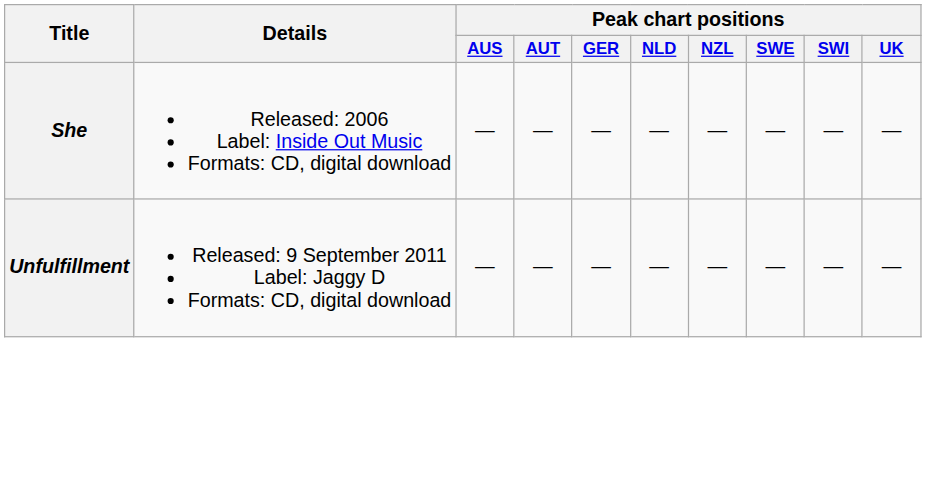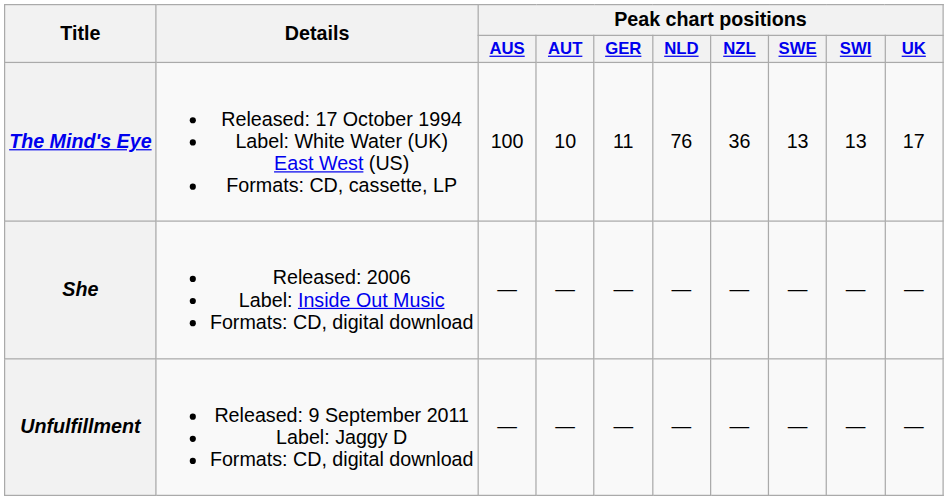+ row: (80, 141)
